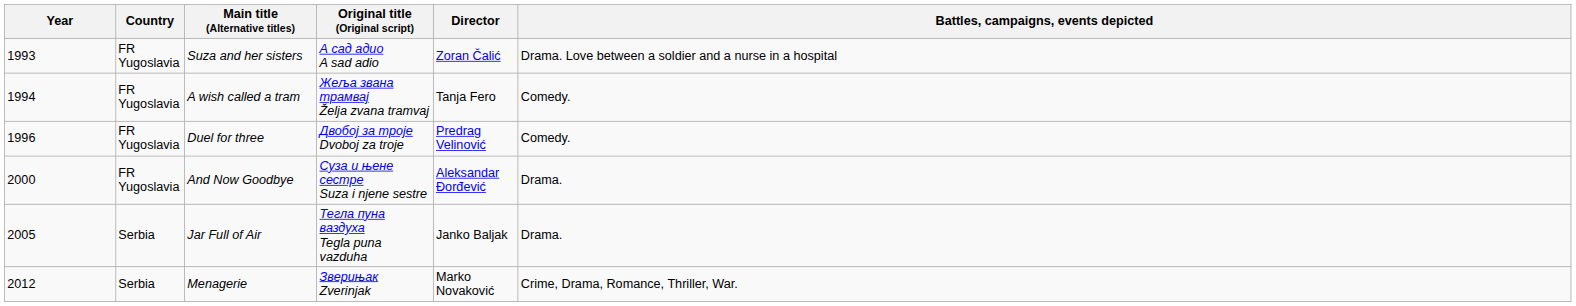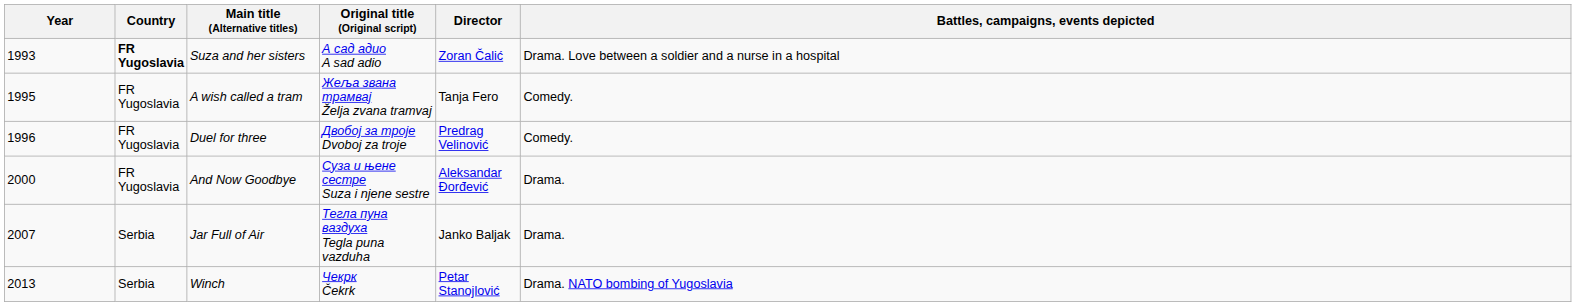(149, 55) normal -> (151, 55) bold
(21, 97) 1994 -> (21, 97) 1995
(21, 235) 2005 -> (21, 235) 2007
- row: (217, 284)
+ row: (207, 284)
